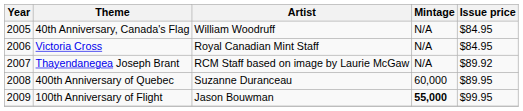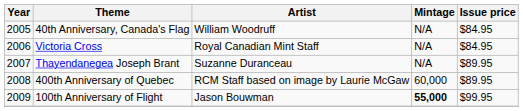(302, 64) RCM Staff based on image by Laurie McGaw -> (243, 64) Suzanne Duranceau
(476, 64) $89.92 -> (476, 64) $89.95
(243, 81) Suzanne Duranceau -> (302, 81) RCM Staff based on image by Laurie McGaw
